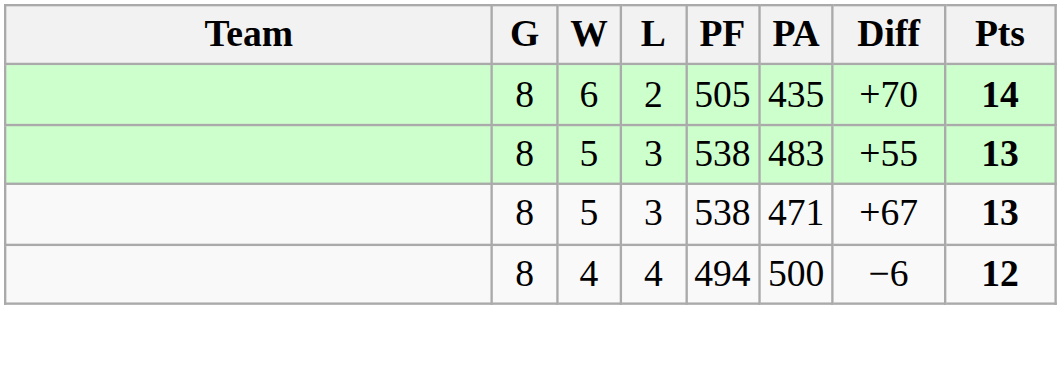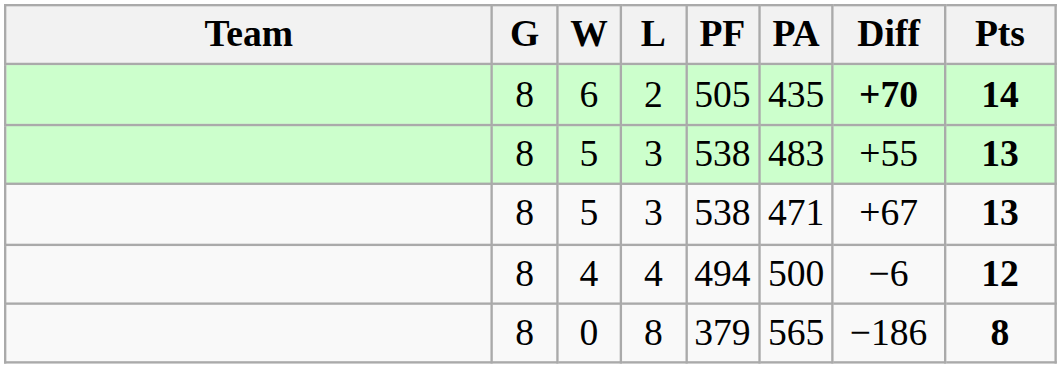(889, 93) normal -> (889, 93) bold
+ row: (589, 332)
